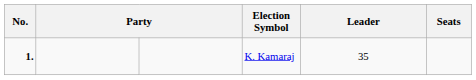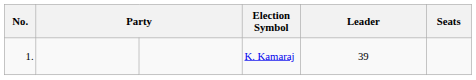(30, 56) bold -> (30, 56) normal
(363, 56) 35 -> (363, 56) 39
